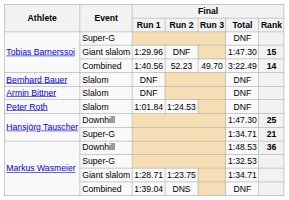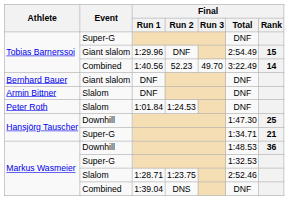(242, 52) 1:47.30 -> (242, 52) 2:54.49
(95, 80) Slalom -> (106, 80) Giant slalom
(106, 175) Giant slalom -> (95, 175) Slalom
(242, 175) 1:34.71 -> (242, 175) 2:52.46
